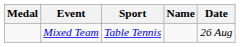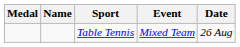columns swapped: (181, 14) <-> (71, 14)
